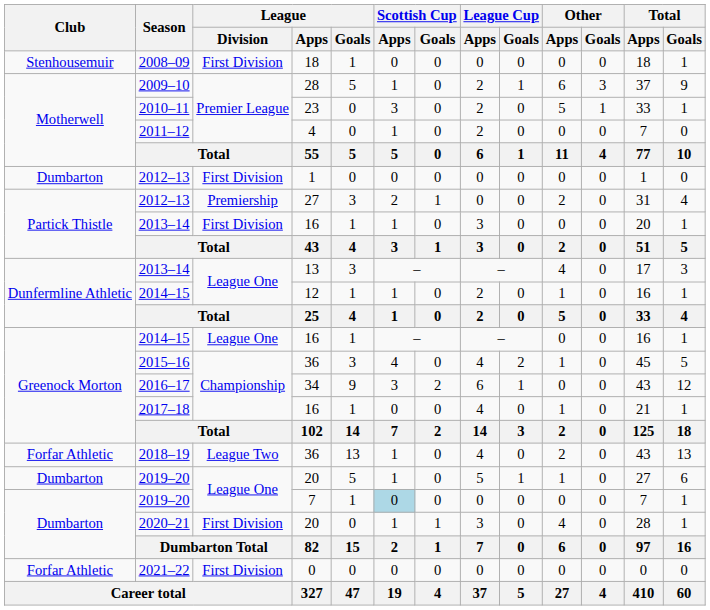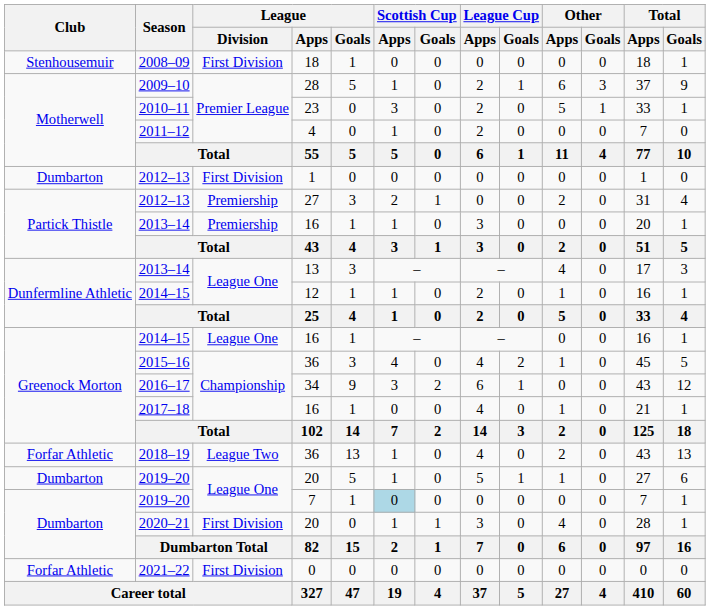(243, 223) First Division -> (243, 223) Premiership
